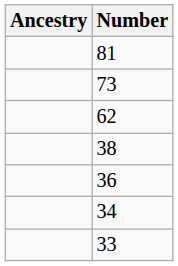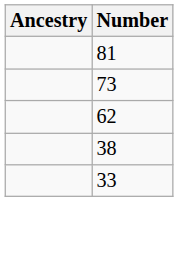- row: (107, 180)
- row: (107, 212)
